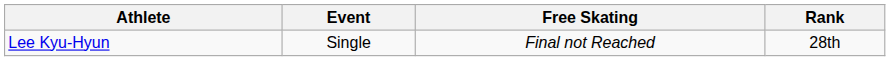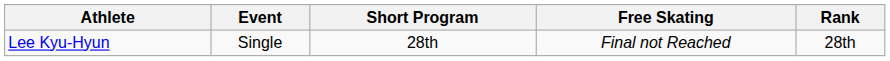+ column: (423, 18)
